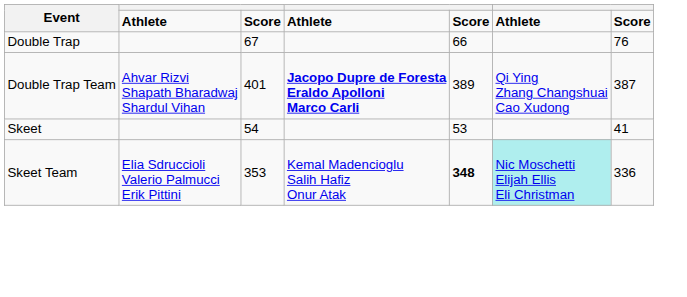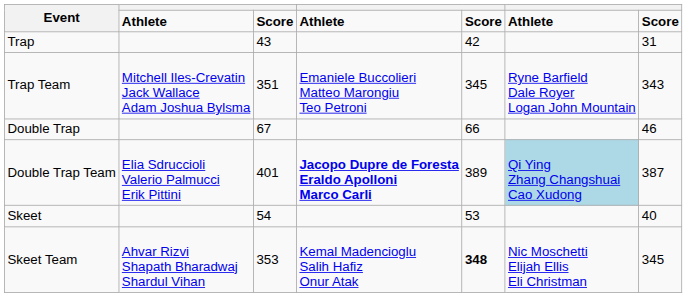+ row: (21, 42)
+ row: (39, 85)
(621, 42) 76 -> (649, 129) 46
(180, 93) Ahvar Rizvi Shapath Bharadwaj Shardul Vihan -> (171, 180) Elia Sdruccioli Valerio Palmucci Erik Pittini
(552, 93) no background -> (564, 180) lightblue background
(621, 129) 41 -> (649, 216) 40
(171, 180) Elia Sdruccioli Valerio Palmucci Erik Pittini -> (180, 267) Ahvar Rizvi Shapath Bharadwaj Shardul Vihan
(535, 180) paleturquoise background -> (548, 267) no background
(625, 172) 336 -> (653, 259) 345
